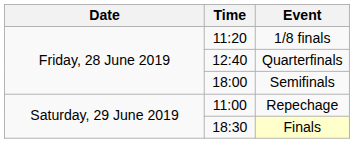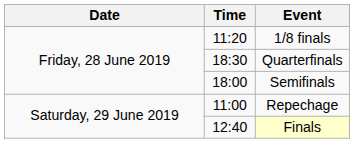(230, 60) 12:40 -> (230, 60) 18:30
(230, 127) 18:30 -> (230, 127) 12:40
